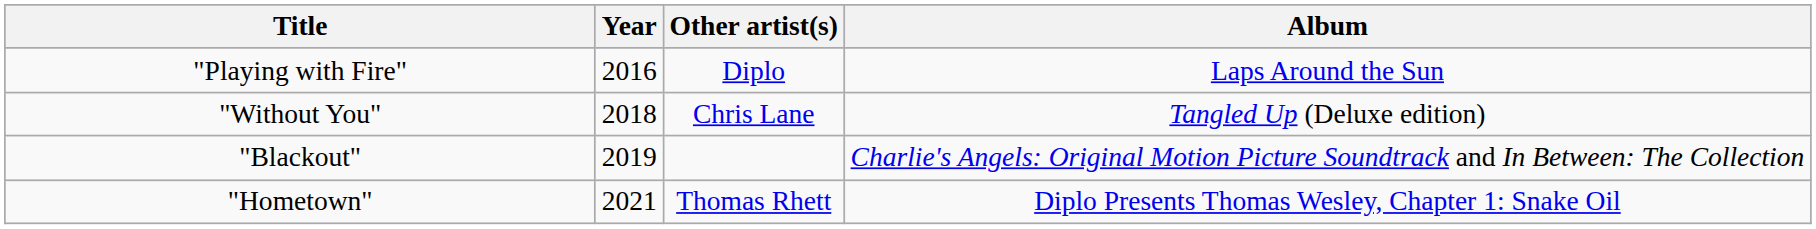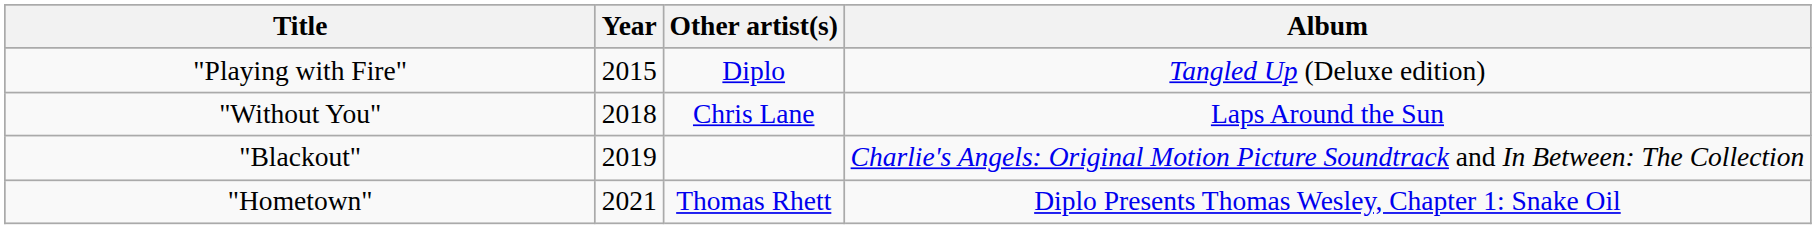(629, 69) 2016 -> (629, 69) 2015
(1327, 69) Laps Around the Sun -> (1327, 69) Tangled Up (Deluxe edition)
(1327, 113) Tangled Up (Deluxe edition) -> (1327, 113) Laps Around the Sun
